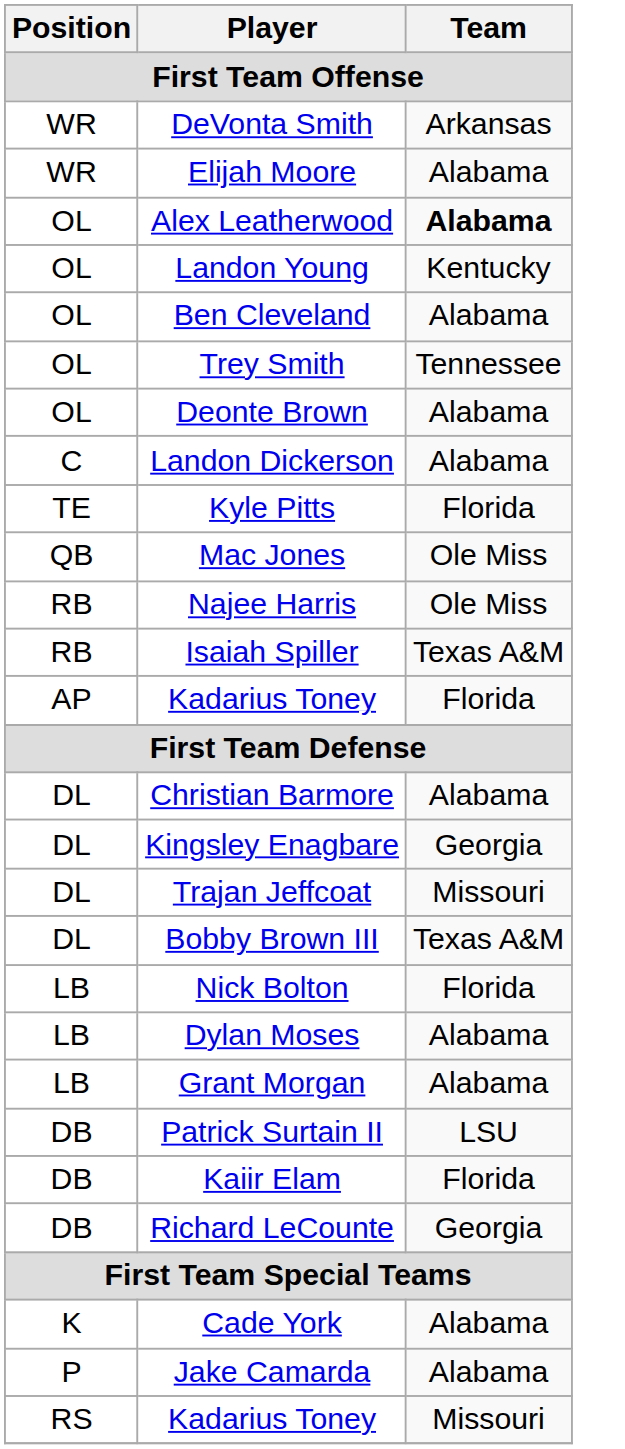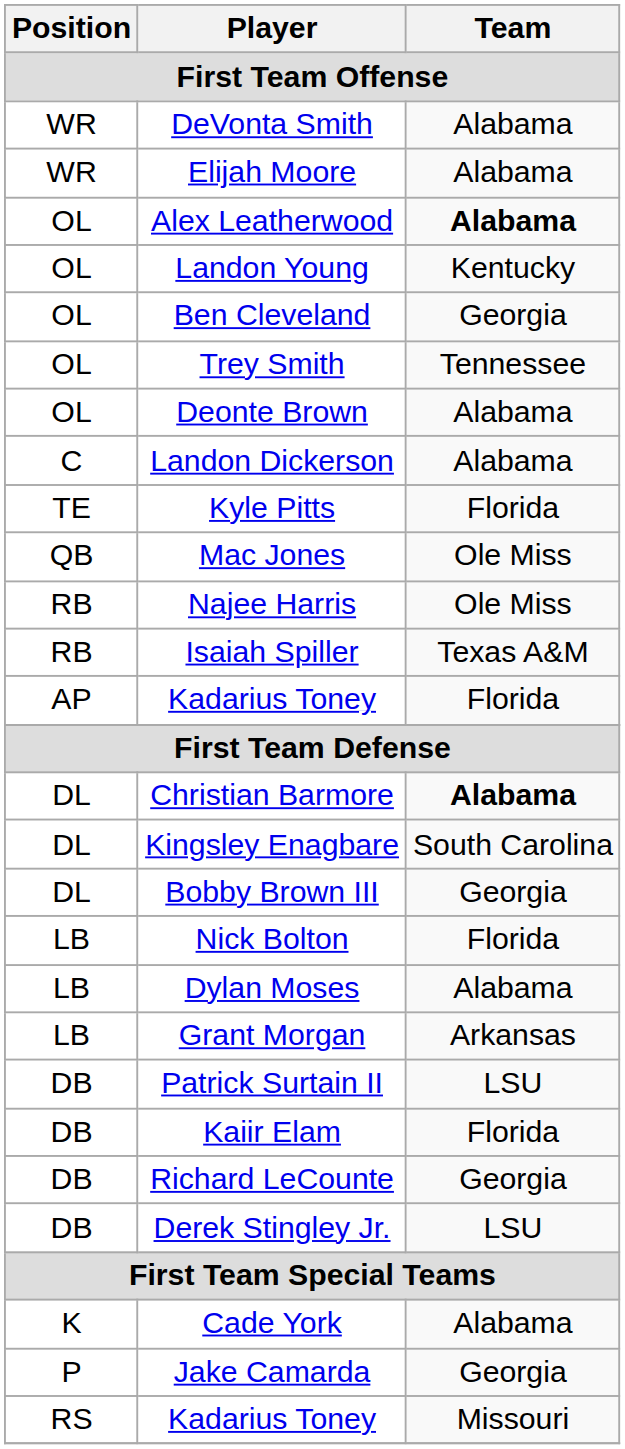(489, 124) Arkansas -> (513, 124) Alabama
(489, 316) Alabama -> (513, 316) Georgia
(489, 795) normal -> (513, 795) bold
(489, 843) Georgia -> (513, 843) South Carolina
- row: (72, 891)
(489, 939) Texas A&M -> (513, 891) Georgia
(489, 1083) Alabama -> (513, 1035) Arkansas
+ row: (72, 1227)
(489, 1371) Alabama -> (513, 1371) Georgia
